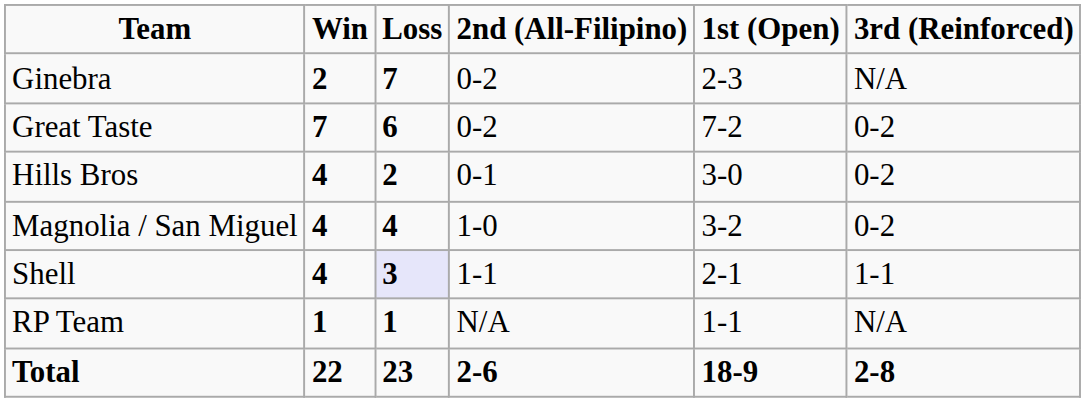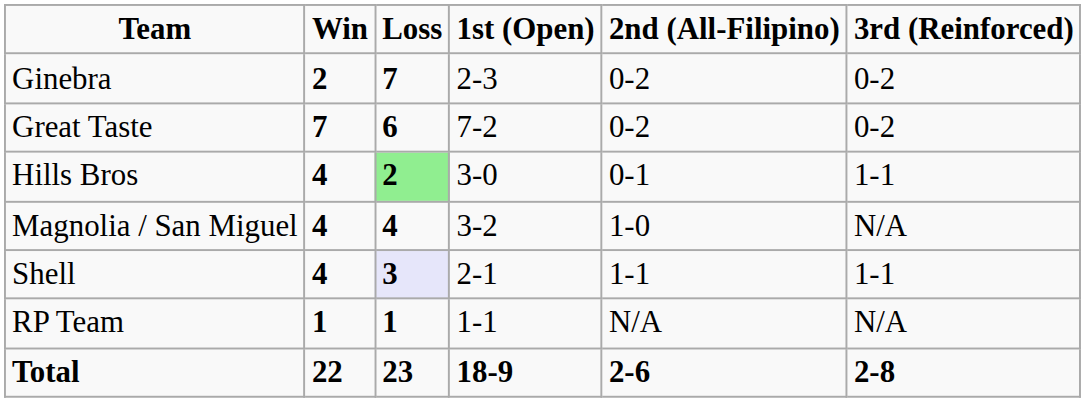columns swapped: (771, 28) <-> (572, 28)
(881, 77) N/A -> (875, 77) 0-2
(390, 175) no background -> (390, 175) lightgreen background
(875, 175) 0-2 -> (875, 175) 1-1
(875, 224) 0-2 -> (881, 224) N/A
